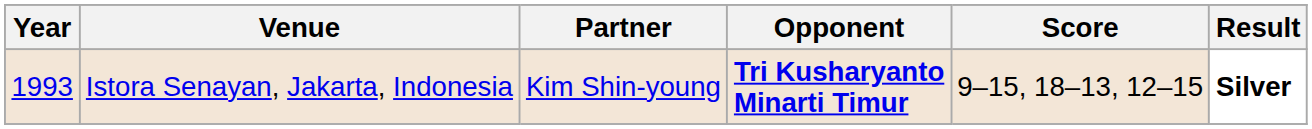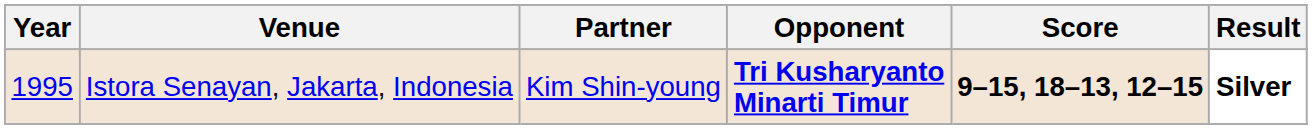(42, 86) 1993 -> (42, 86) 1995
(1080, 86) normal -> (1080, 86) bold
